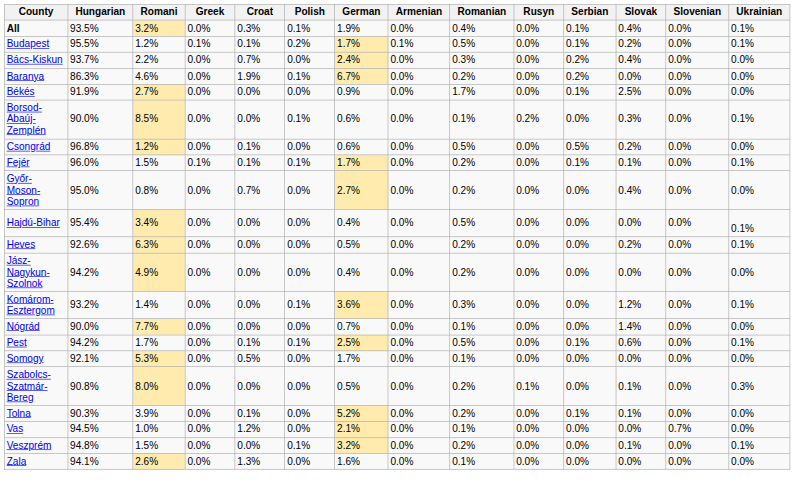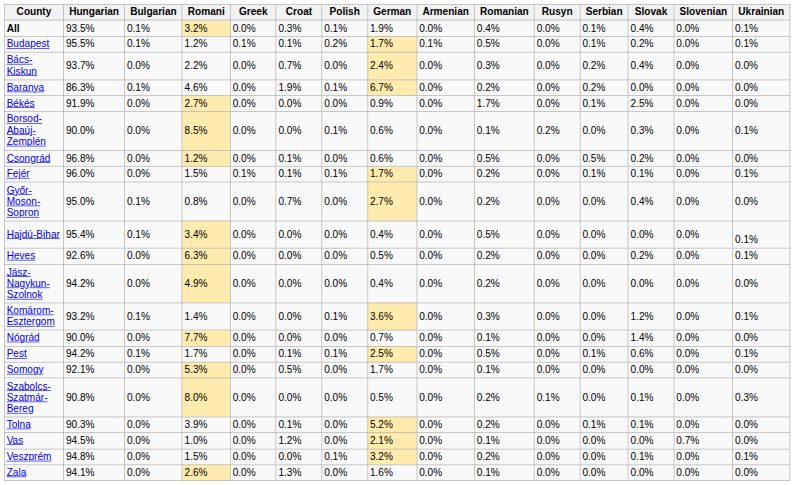+ column: (153, 12)
